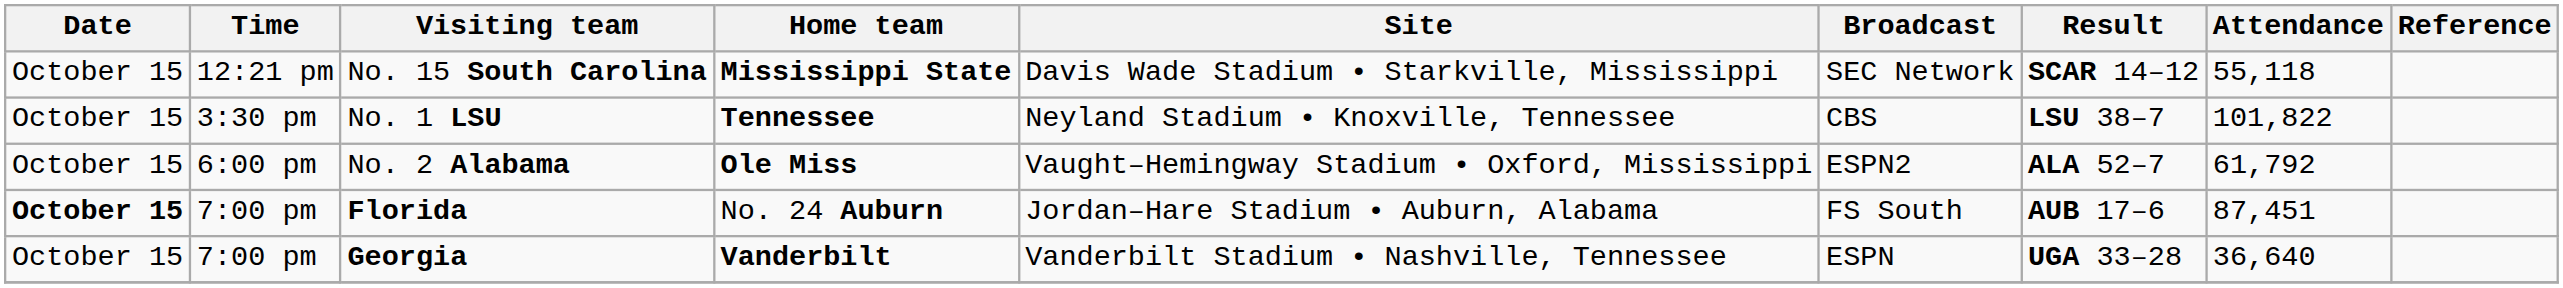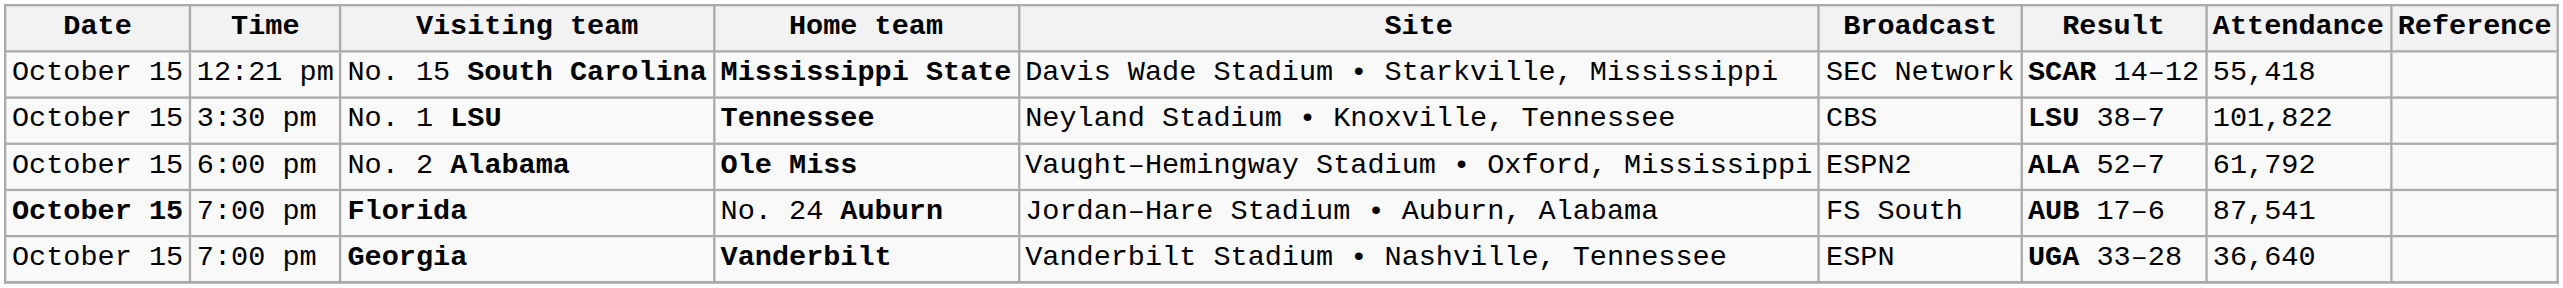(2264, 75) 55,118 -> (2264, 75) 55,418
(2264, 213) 87,451 -> (2264, 213) 87,541
